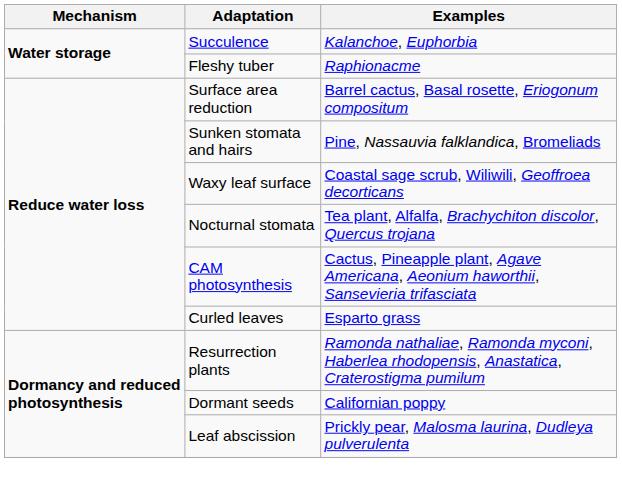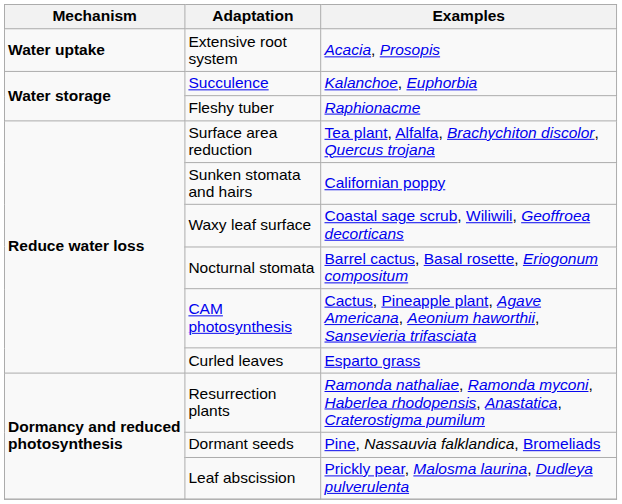+ row: (238, 50)
(461, 99) Barrel cactus, Basal rosette, Eriogonum compositum -> (462, 141) Tea plant, Alfalfa, Brachychiton discolor, Quercus trojana
(463, 141) Pine, Nassauvia falklandica, Bromeliads -> (385, 183) Californian poppy
(462, 225) Tea plant, Alfalfa, Brachychiton discolor, Quercus trojana -> (461, 267) Barrel cactus, Basal rosette, Eriogonum compositum
(385, 402) Californian poppy -> (463, 444) Pine, Nassauvia falklandica, Bromeliads
